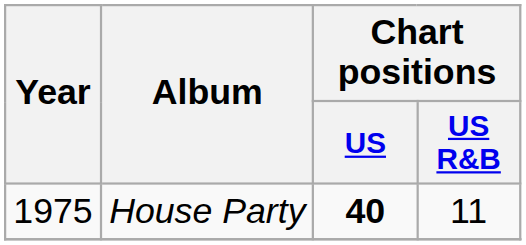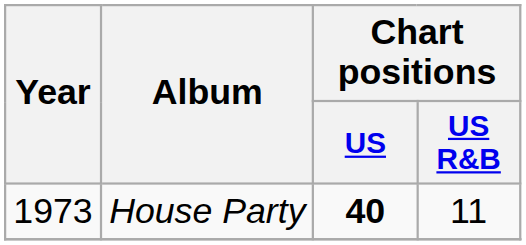(53, 210) 1975 -> (53, 210) 1973
